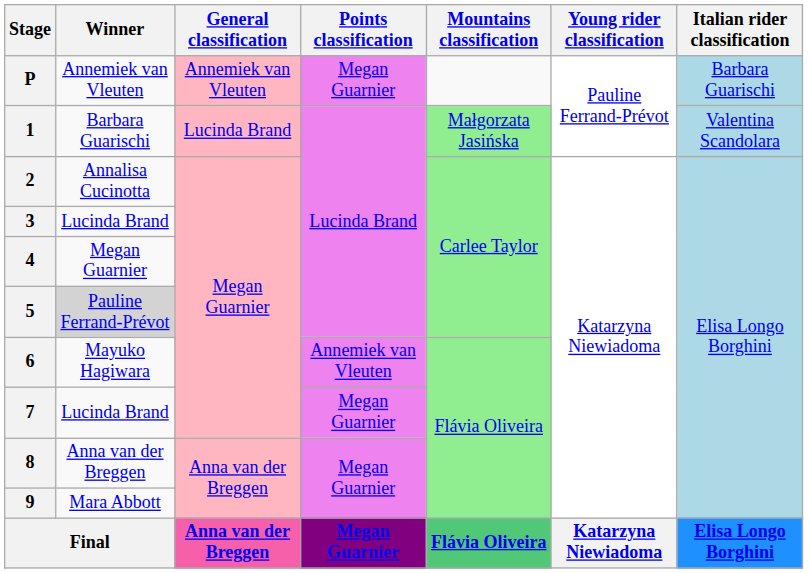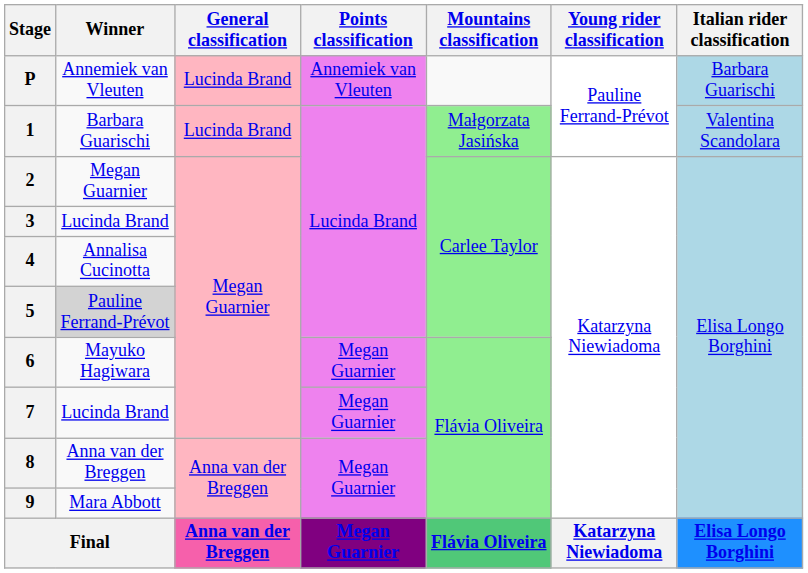(238, 79) Annemiek van Vleuten -> (238, 79) Lucinda Brand
(363, 79) Megan Guarnier -> (363, 79) Annemiek van Vleuten
(115, 180) Annalisa Cucinotta -> (115, 180) Megan Guarnier
(115, 260) Megan Guarnier -> (115, 260) Annalisa Cucinotta
(363, 361) Annemiek van Vleuten -> (363, 361) Megan Guarnier
